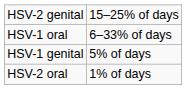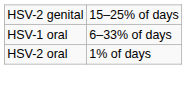- row: (45, 54)
